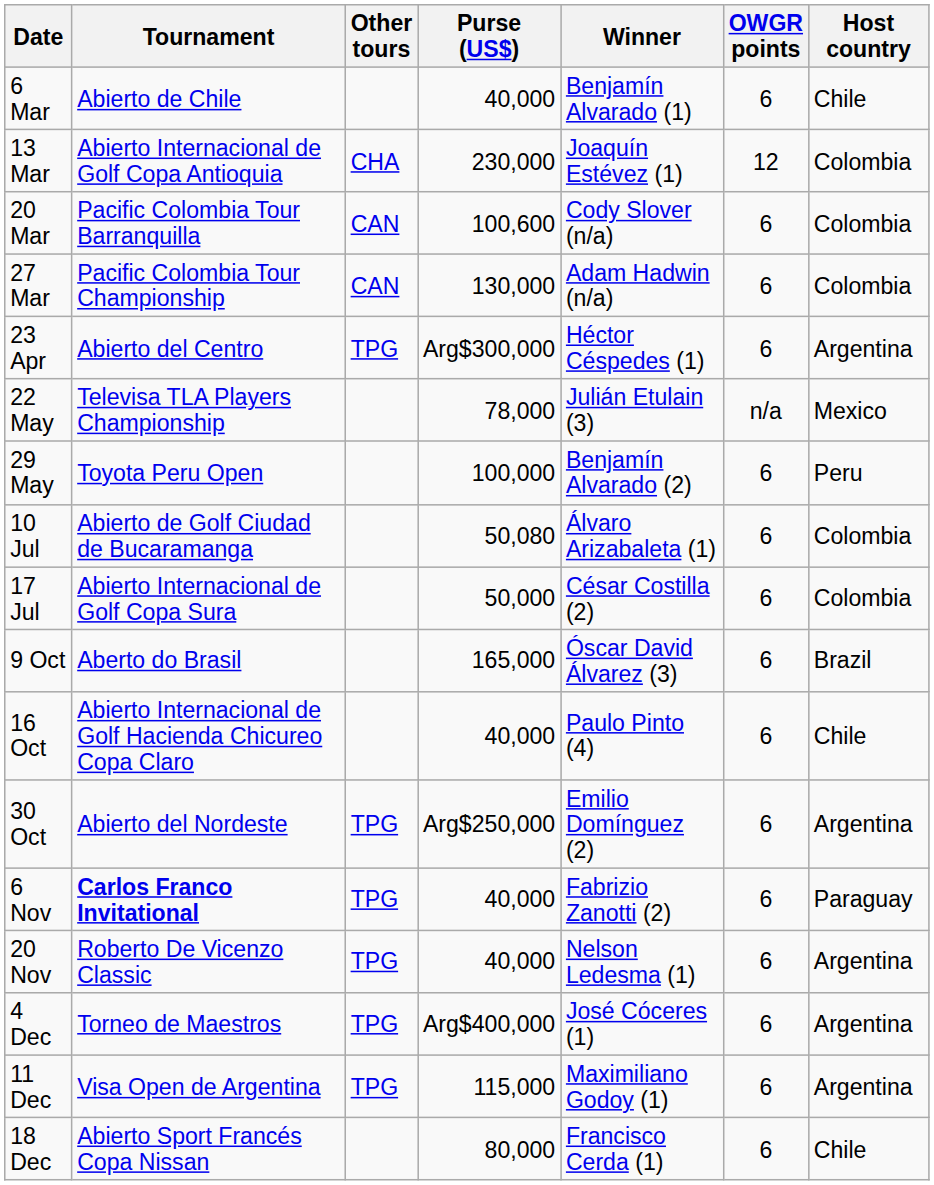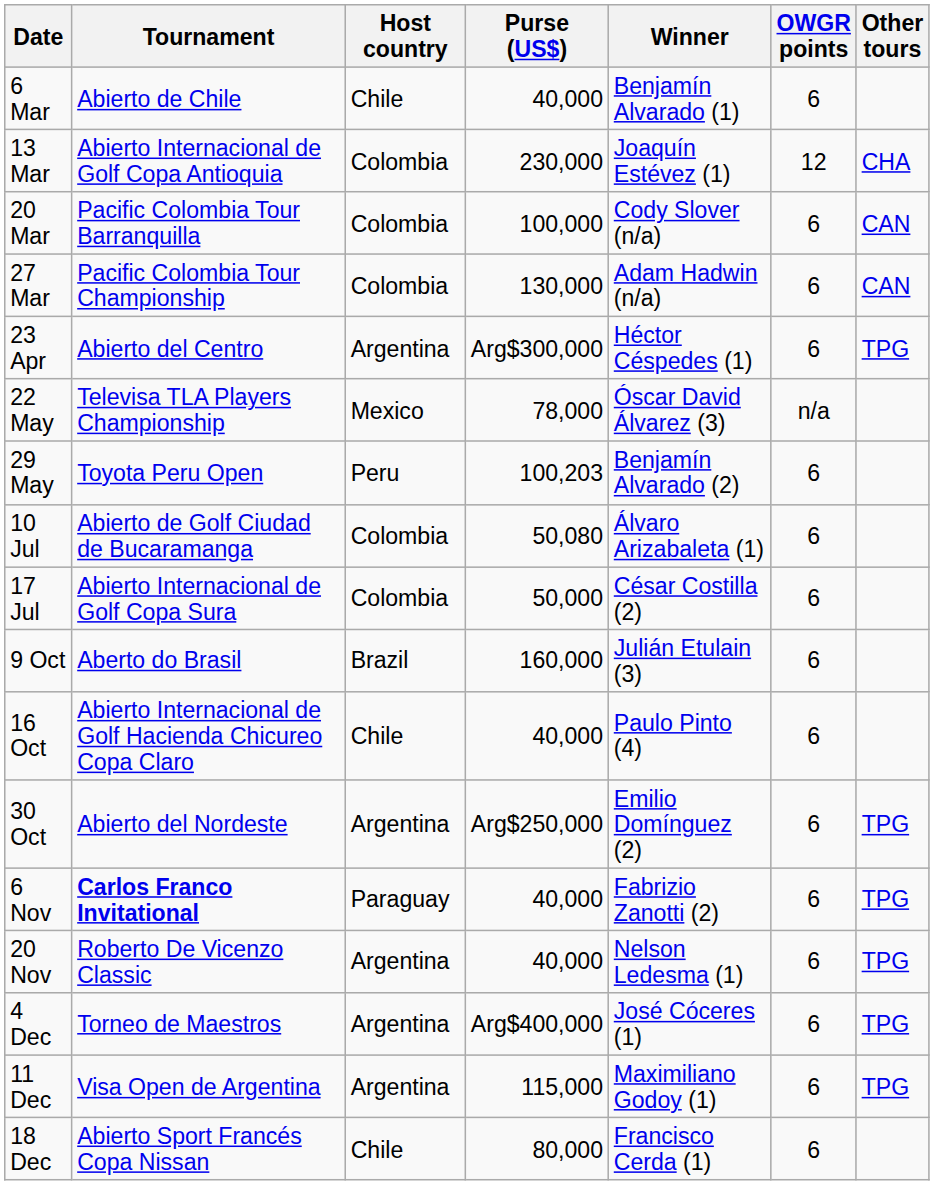columns swapped: (869, 36) <-> (381, 36)
(513, 223) 100,600 -> (561, 223) 100,000
(635, 411) Julián Etulain (3) -> (677, 411) Óscar David Álvarez (3)
(513, 473) 100,000 -> (561, 473) 100,203
(513, 660) 165,000 -> (561, 660) 160,000
(629, 660) Óscar David Álvarez (3) -> (682, 660) Julián Etulain (3)
